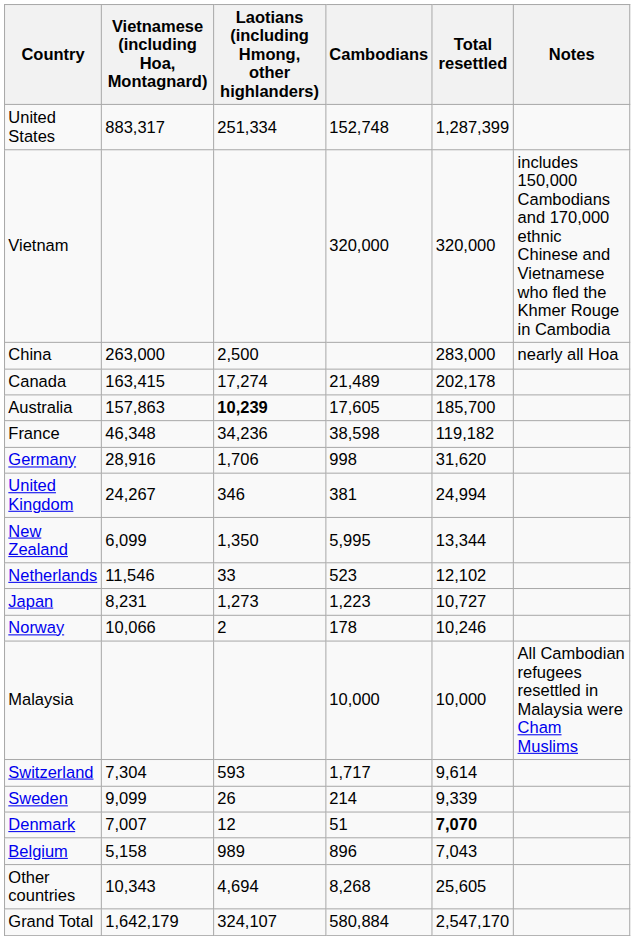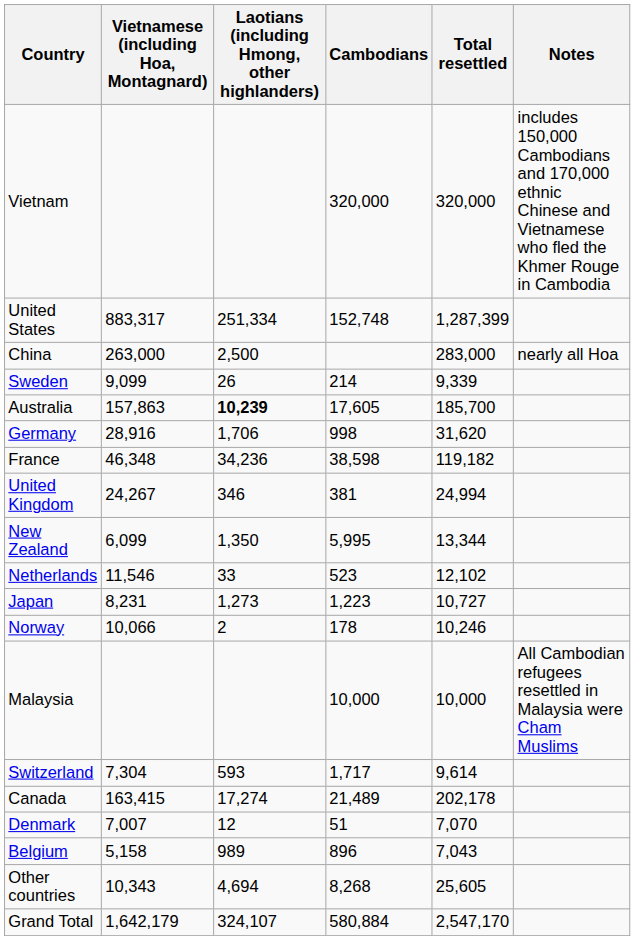rows swapped: (32, 127) <-> (38, 245)
rows swapped: (37, 381) <-> (38, 798)
rows swapped: (34, 433) <-> (42, 460)
(456, 825) bold -> (456, 825) normal
